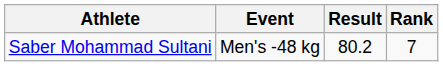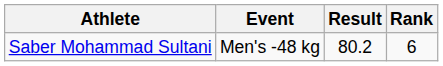(412, 47) 7 -> (412, 47) 6
